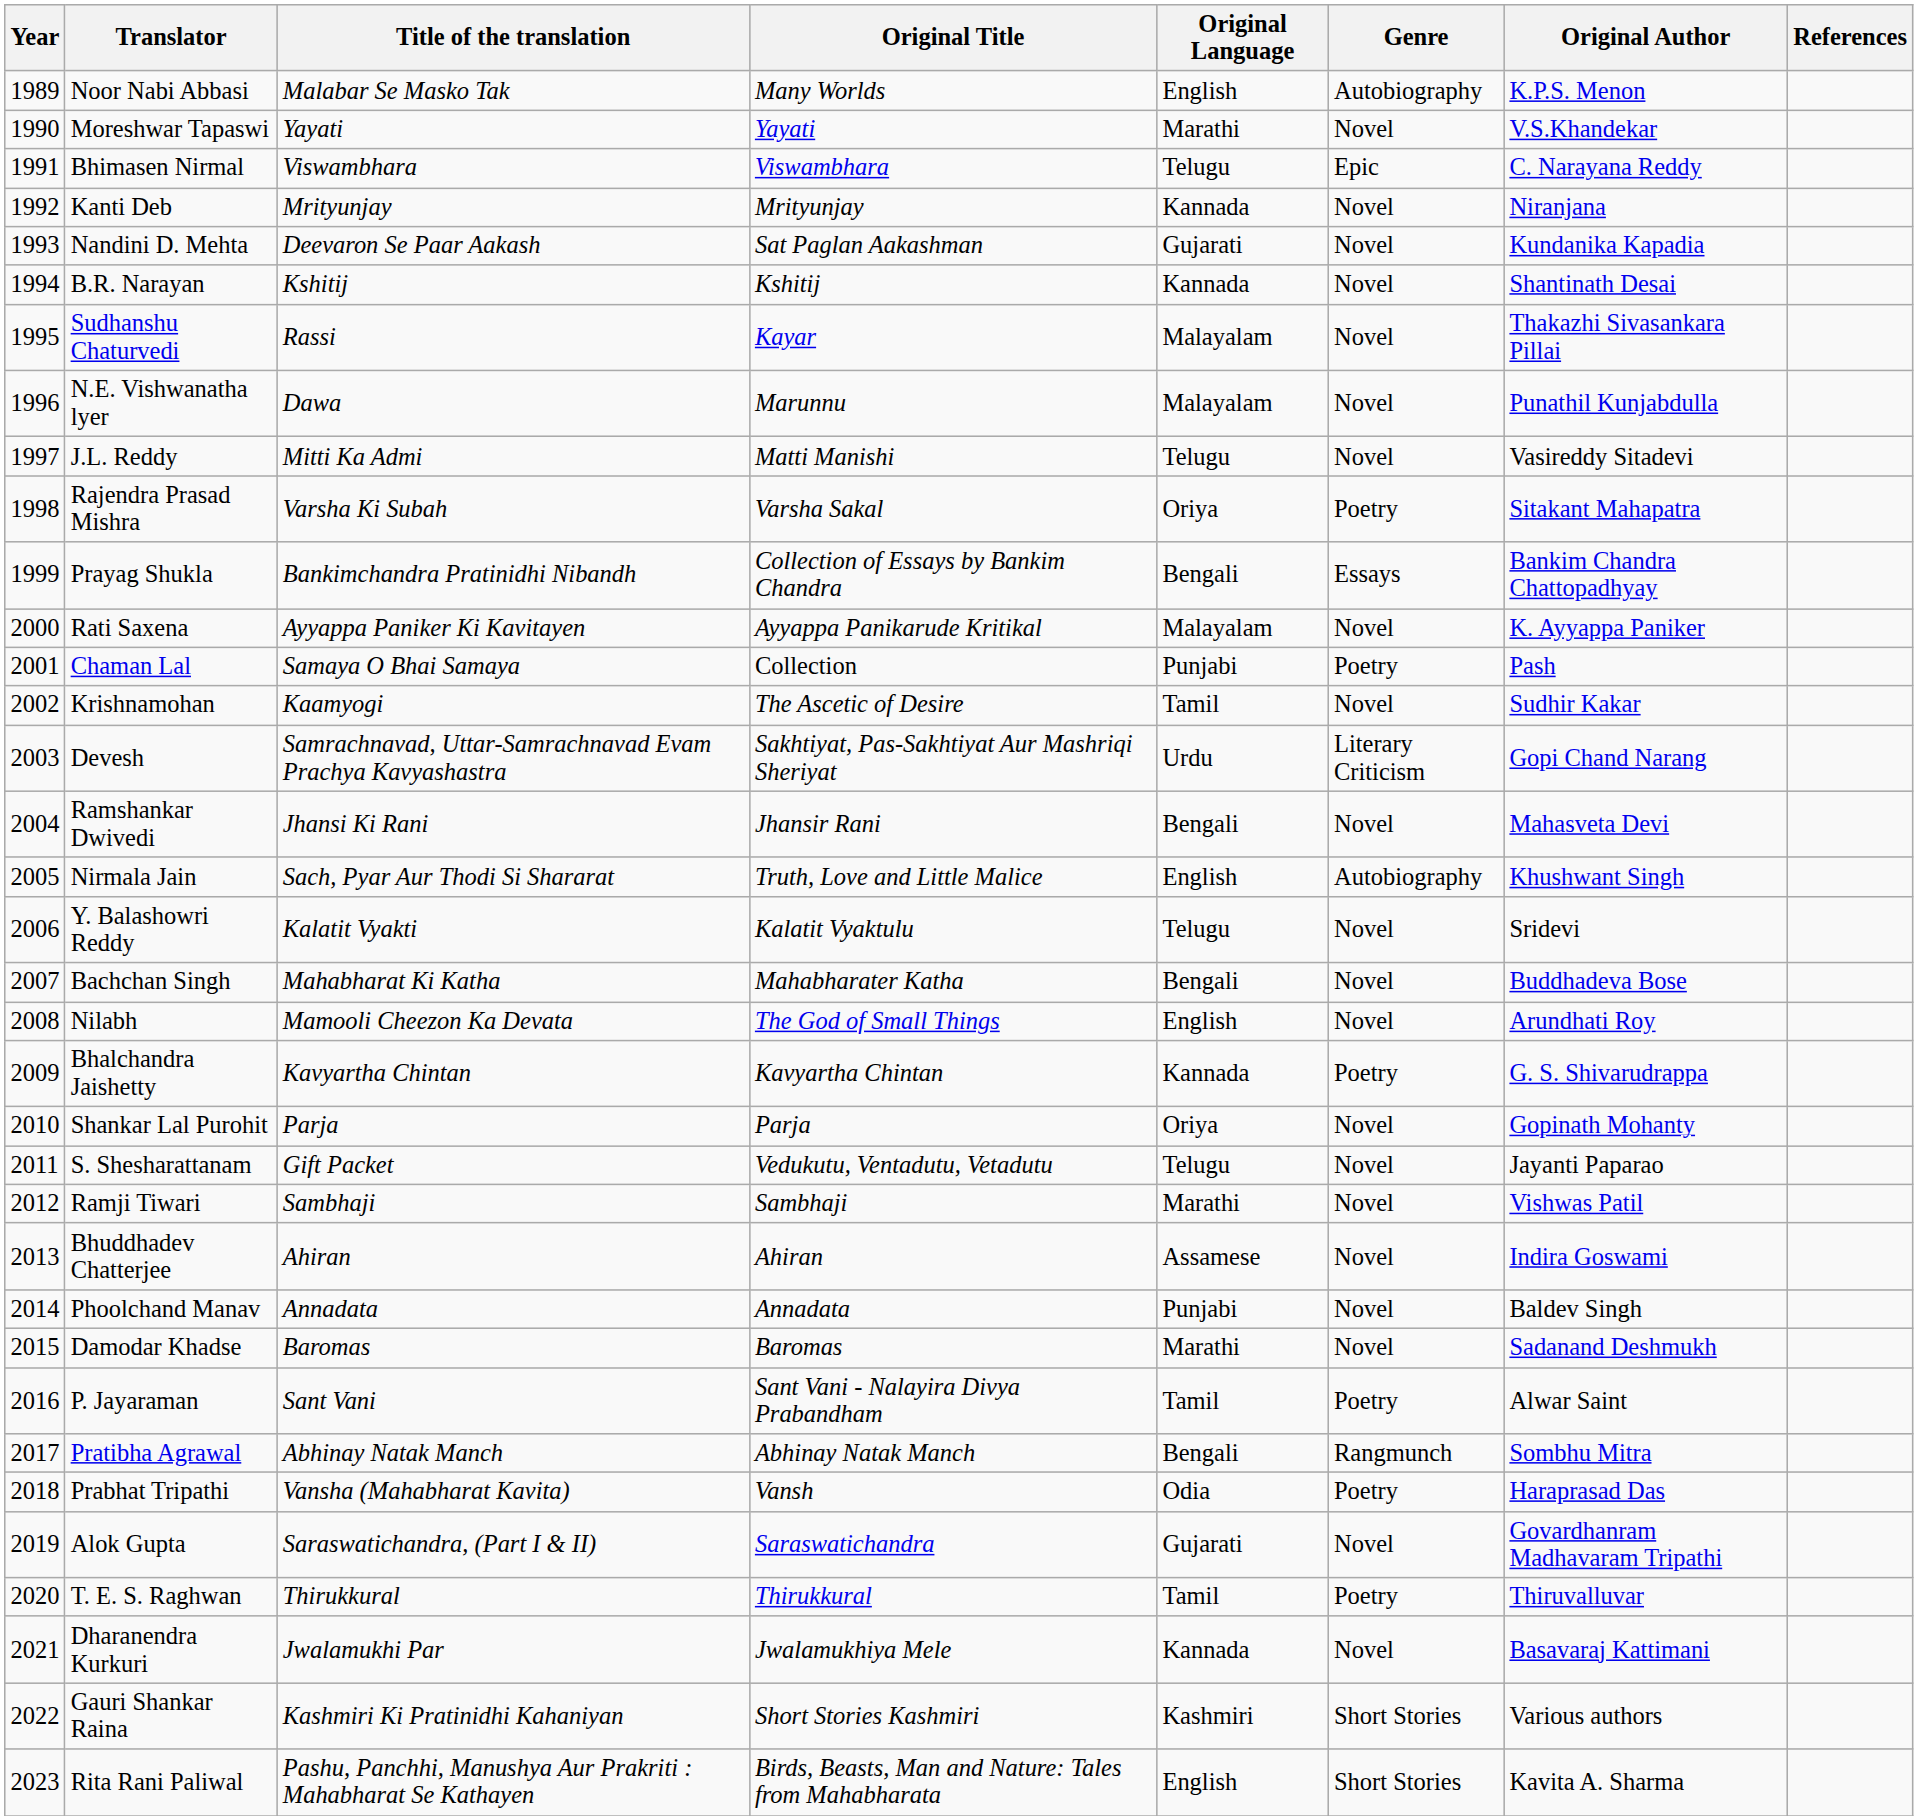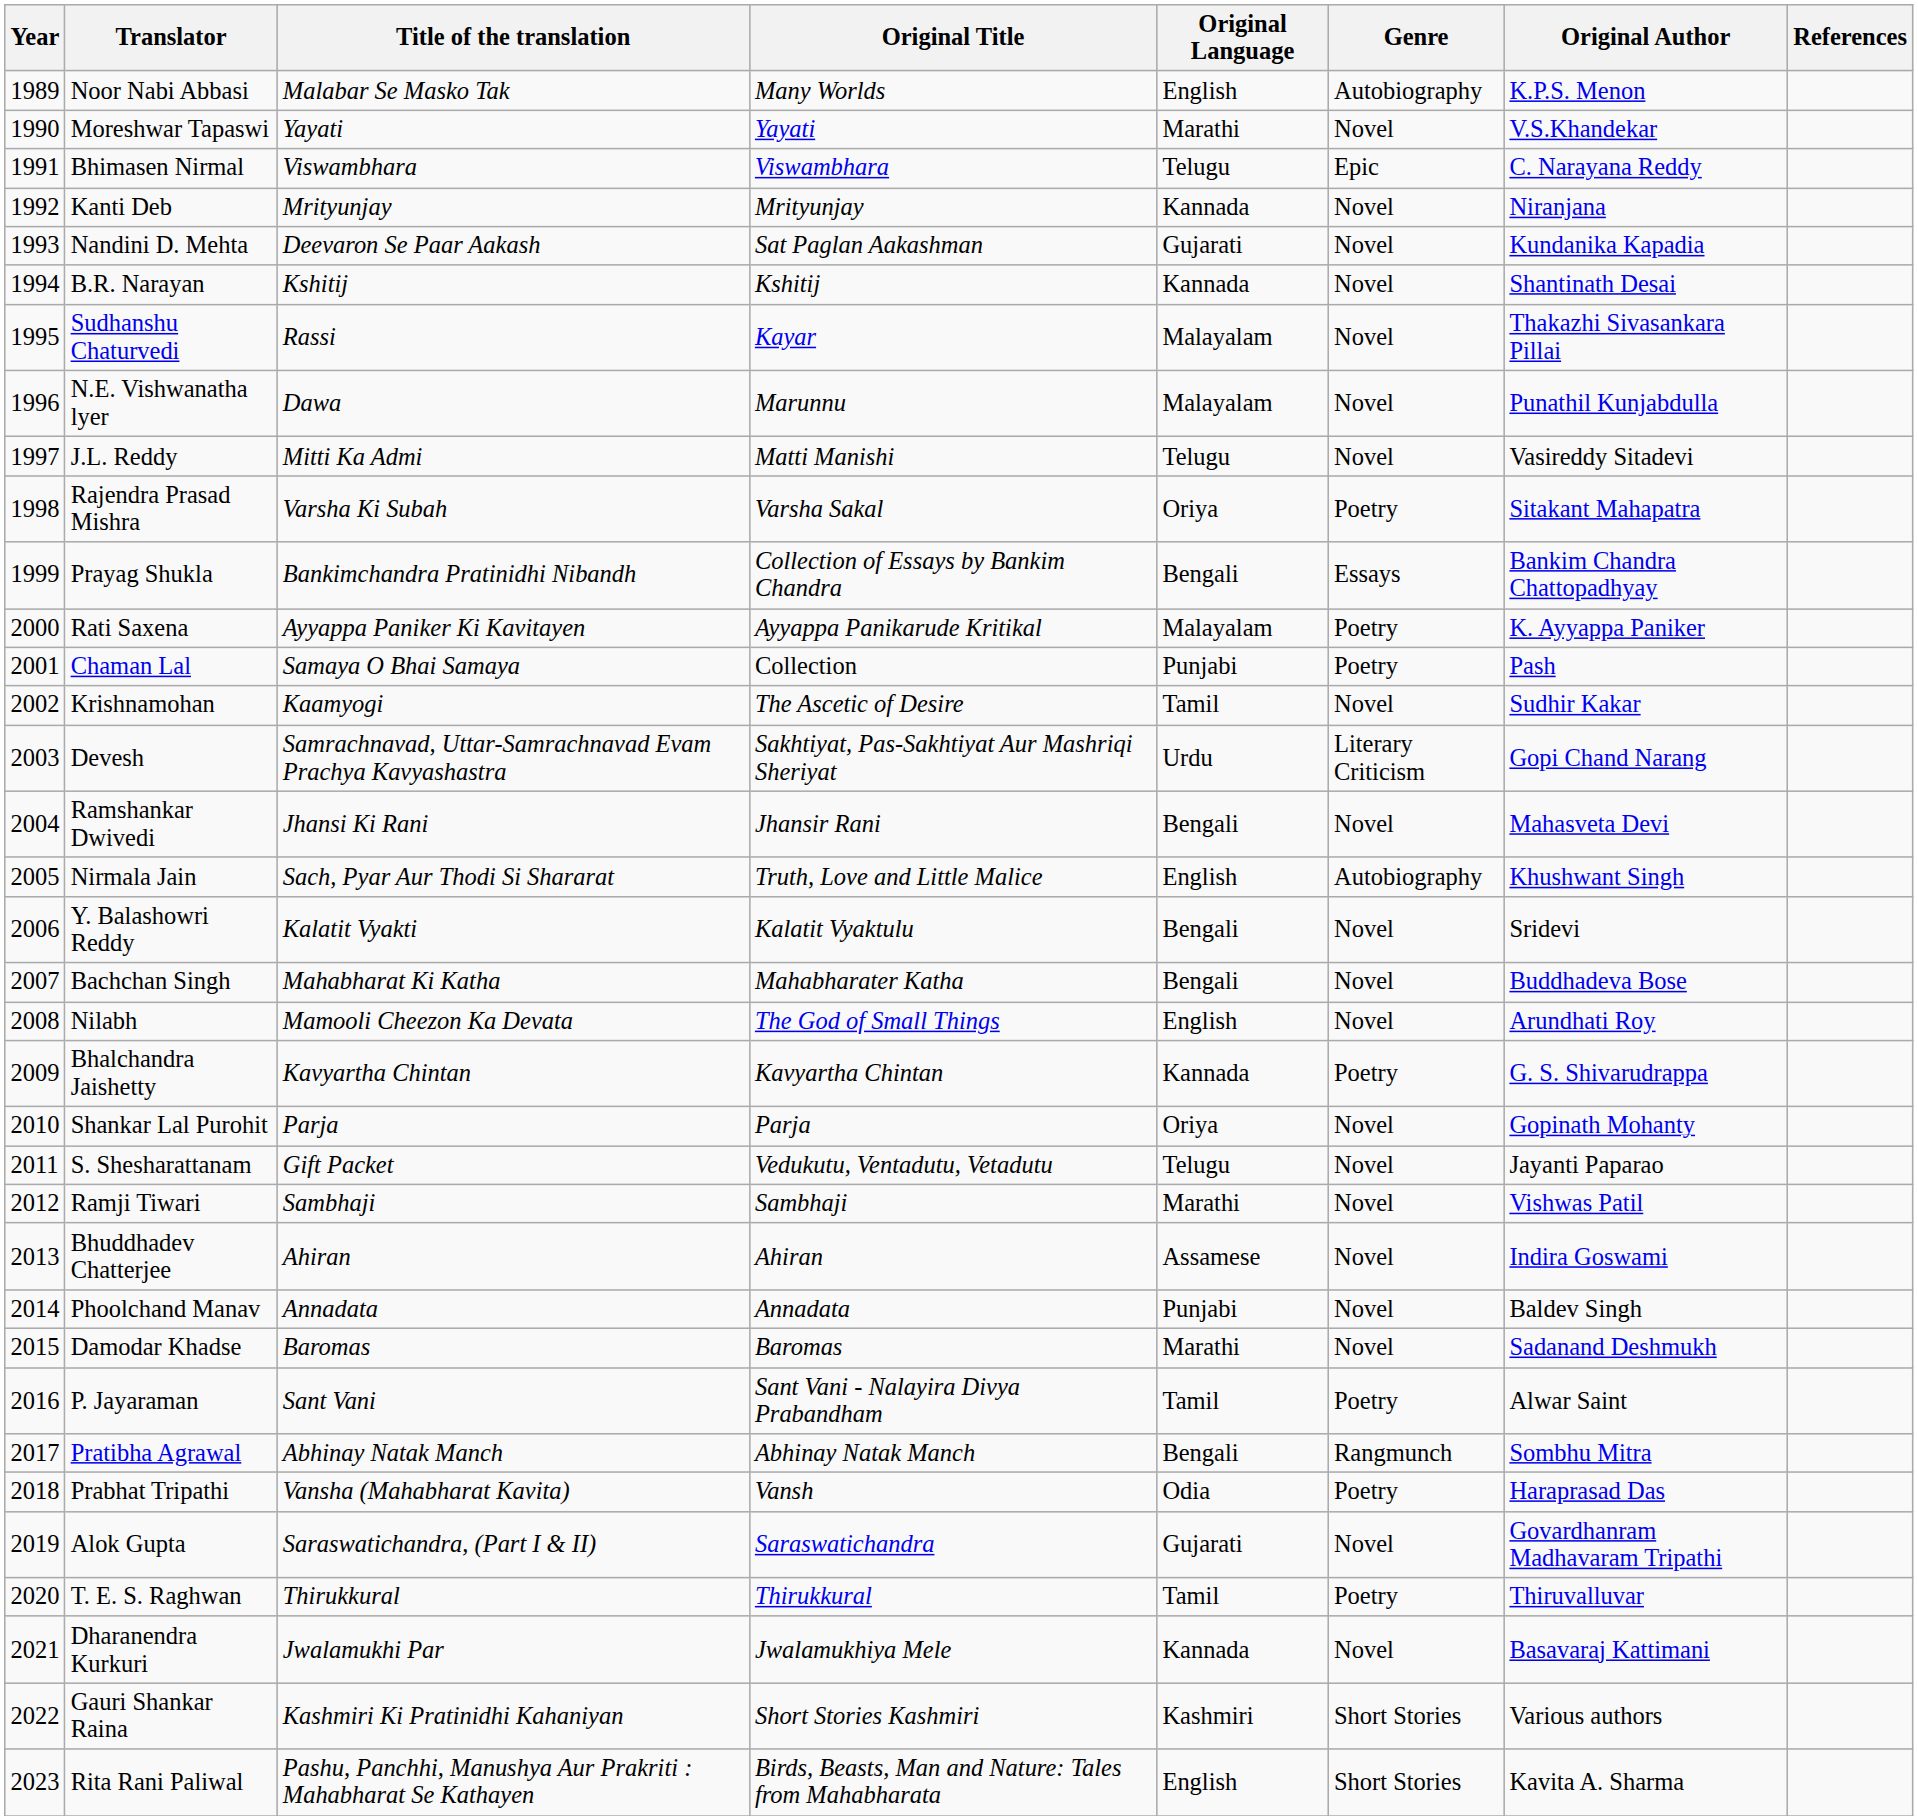(1364, 627) Novel -> (1366, 627) Poetry
(1196, 929) Telugu -> (1200, 929) Bengali
